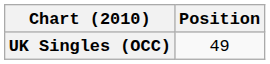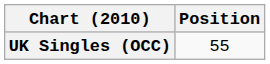(220, 46) 49 -> (220, 46) 55
